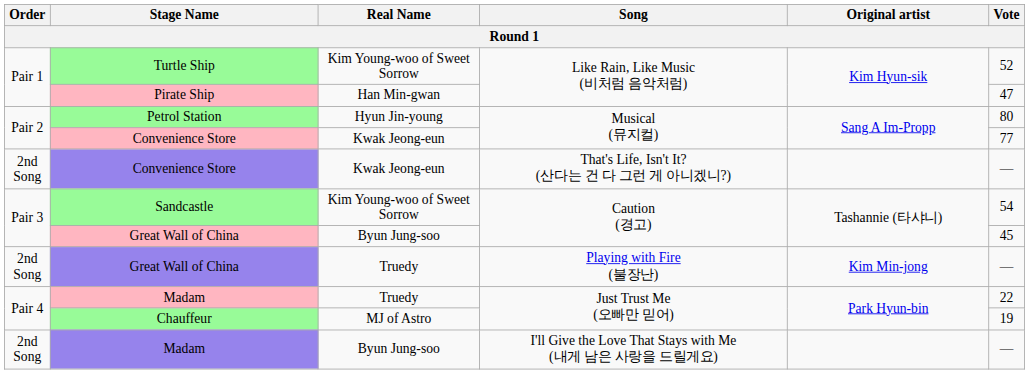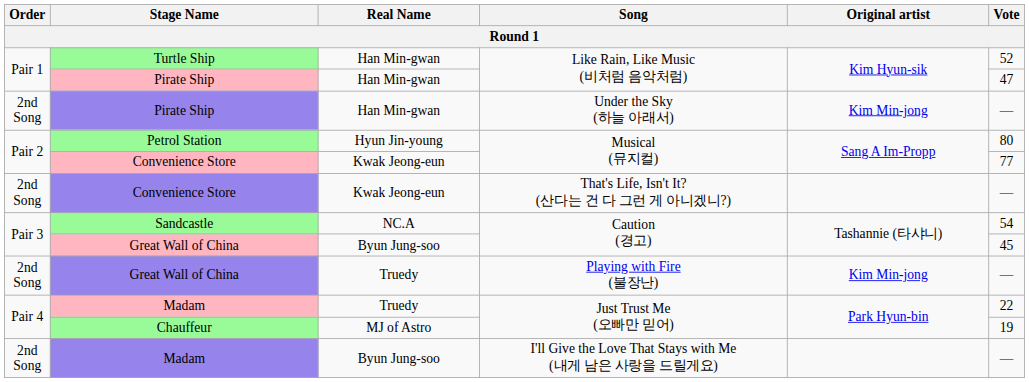(399, 66) Kim Young-woo of Sweet Sorrow -> (399, 58) Han Min-gwan
+ row: (184, 110)
(399, 207) Kim Young-woo of Sweet Sorrow -> (399, 223) NC.A
